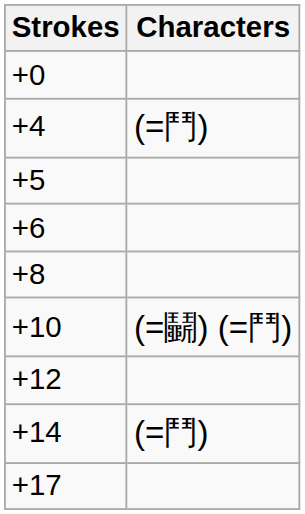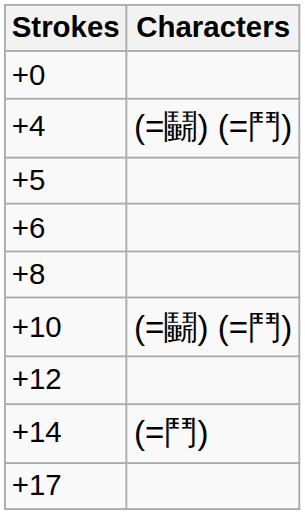(171, 128) (=鬥) -> (213, 128) (=鬭) (=鬥)
